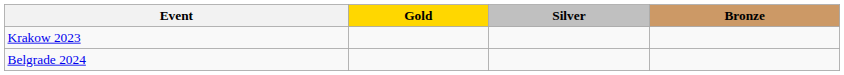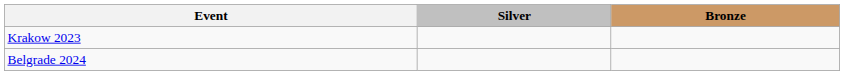- column: (418, 15)
